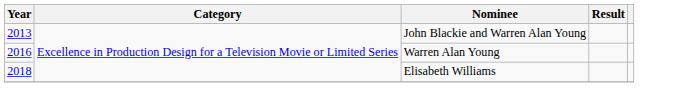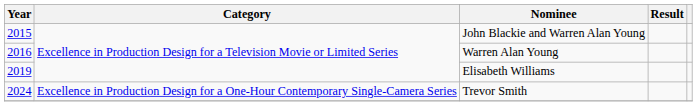(19, 33) 2013 -> (19, 33) 2015
(19, 71) 2018 -> (19, 71) 2019
+ row: (495, 91)
